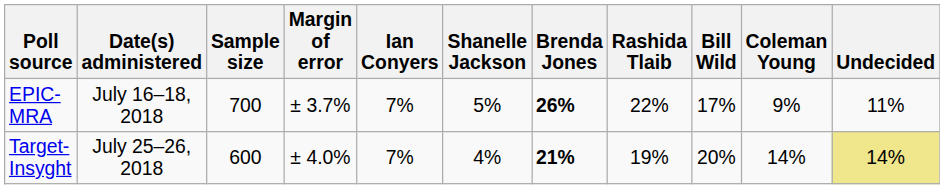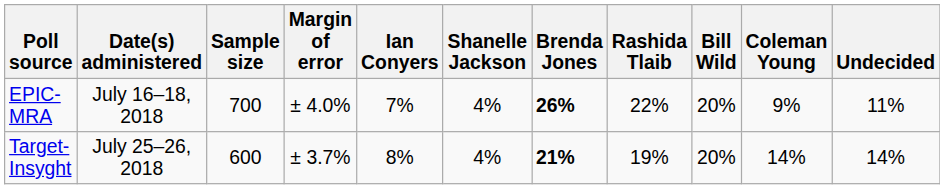(320, 105) ± 3.7% -> (320, 105) ± 4.0%
(487, 105) 5% -> (487, 105) 4%
(716, 105) 17% -> (716, 105) 20%
(320, 157) ± 4.0% -> (320, 157) ± 3.7%
(400, 157) 7% -> (400, 157) 8%
(886, 157) khaki background -> (886, 157) no background
